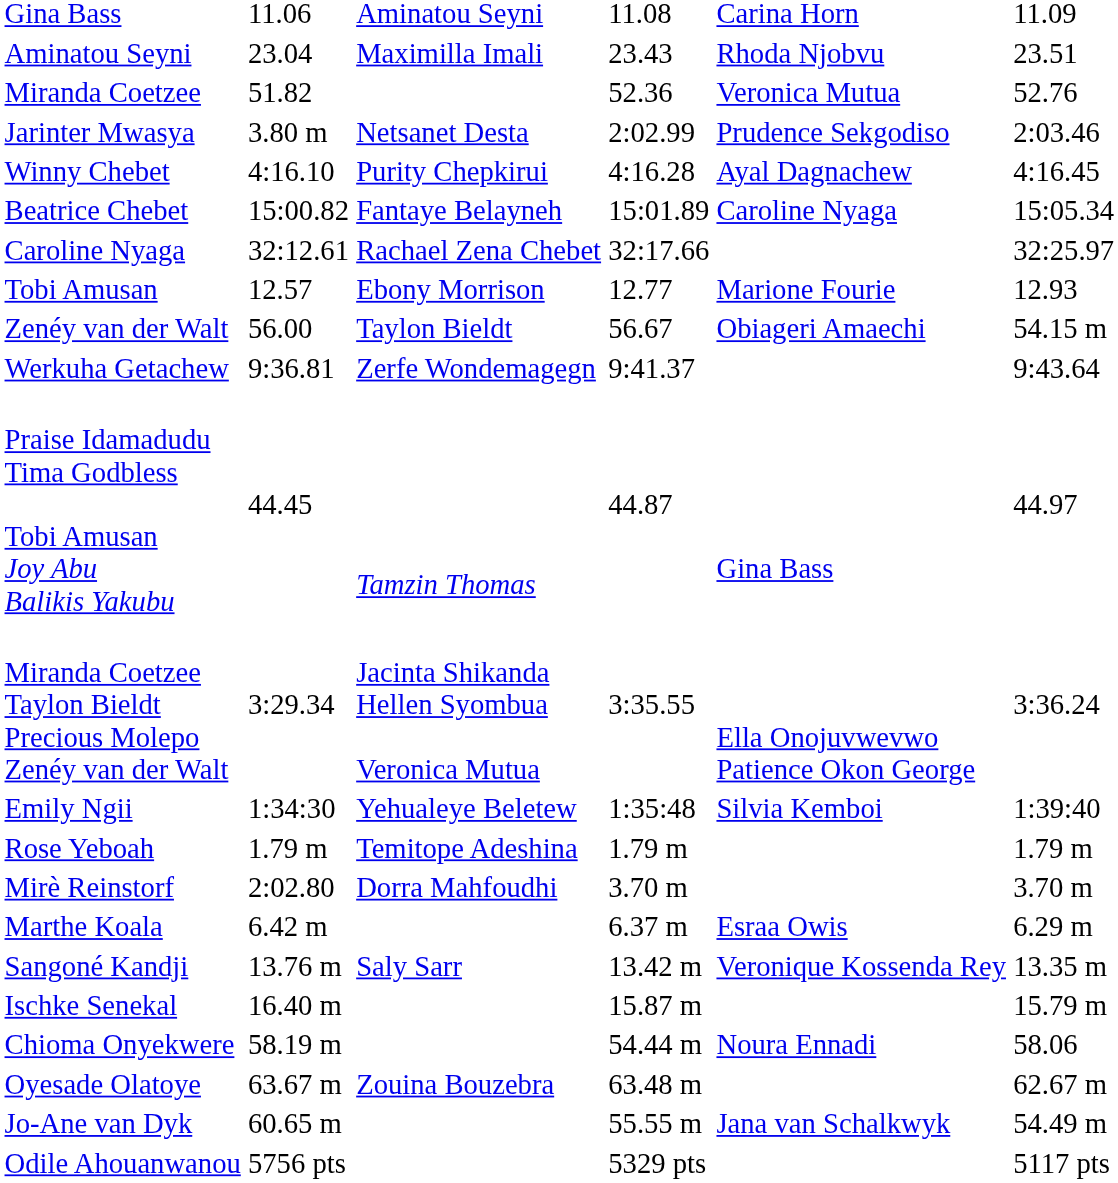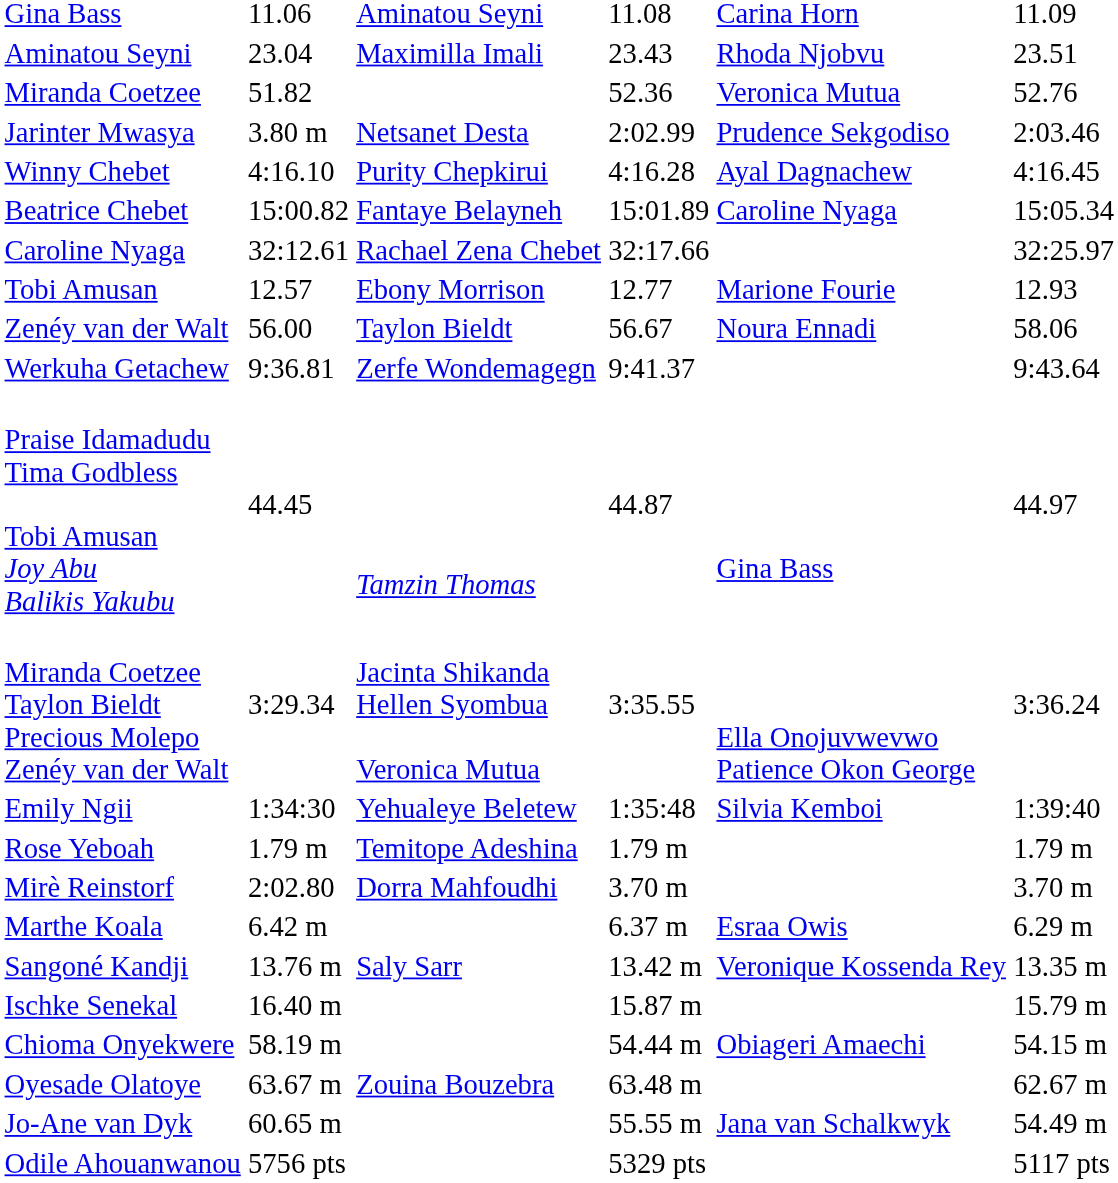(821, 329) Obiageri Amaechi -> (796, 329) Noura Ennadi
(1060, 329) 54.15 m -> (1045, 329) 58.06
(796, 1045) Noura Ennadi -> (821, 1045) Obiageri Amaechi
(1045, 1045) 58.06 -> (1060, 1045) 54.15 m
